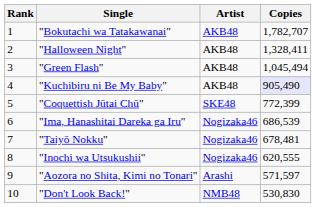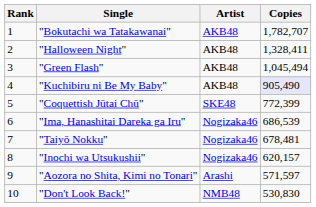(281, 157) 620,555 -> (281, 157) 620,157
